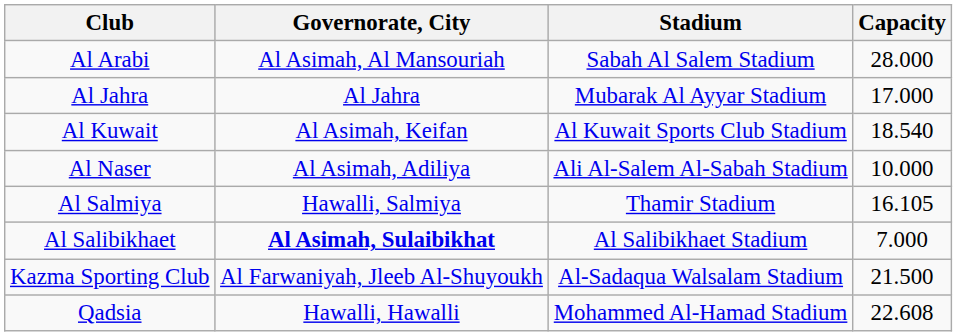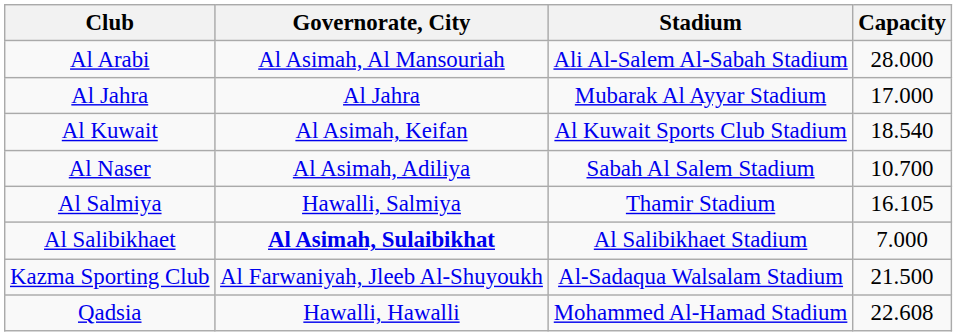(701, 58) Sabah Al Salem Stadium -> (701, 58) Ali Al-Salem Al-Sabah Stadium
(701, 167) Ali Al-Salem Al-Sabah Stadium -> (701, 167) Sabah Al Salem Stadium
(902, 167) 10.000 -> (902, 167) 10.700
